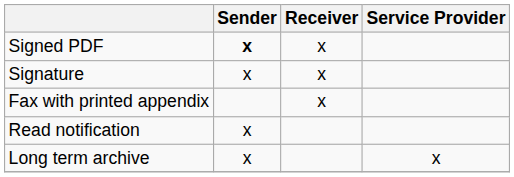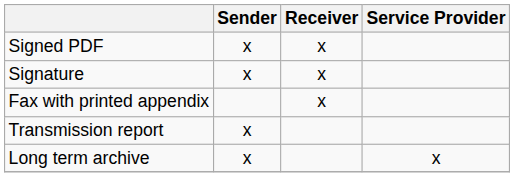(247, 46) bold -> (247, 46) normal
+ row: (86, 130)
- row: (74, 130)
